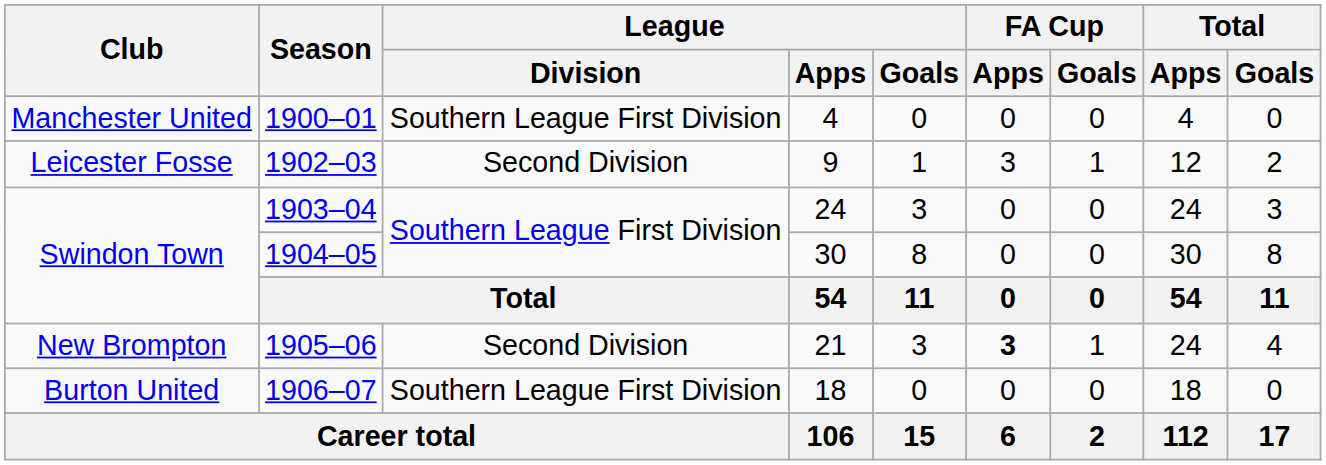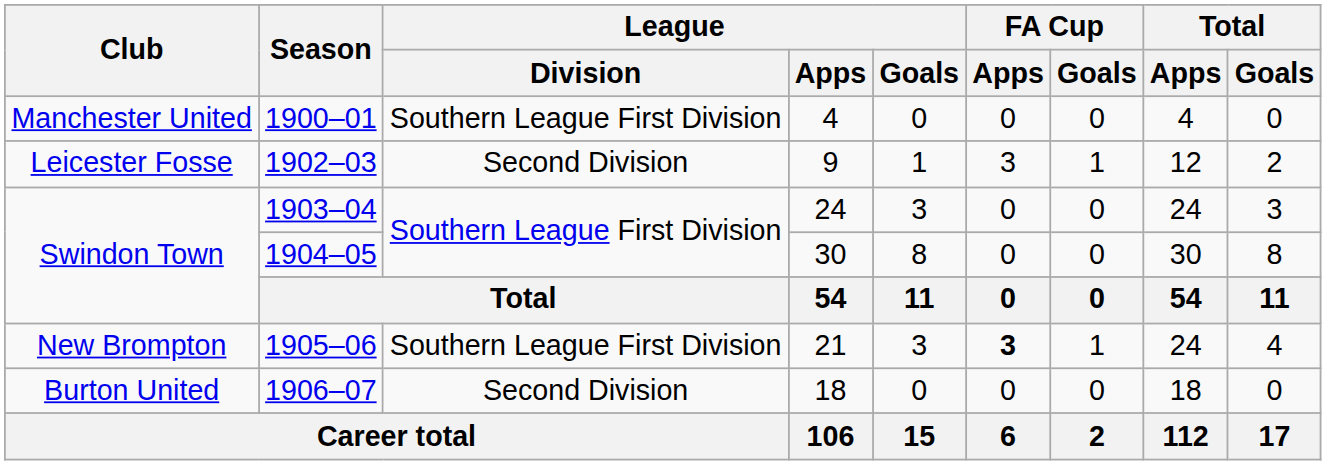(586, 345) Second Division -> (586, 345) Southern League First Division
(586, 390) Southern League First Division -> (586, 390) Second Division
